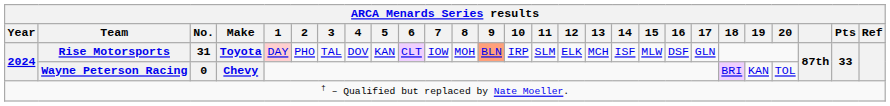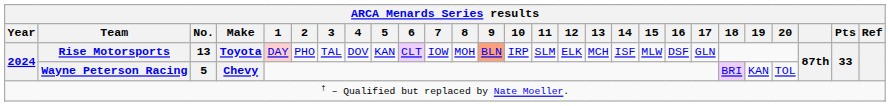(204, 52) 31 -> (204, 52) 13
(204, 70) 0 -> (204, 70) 5
